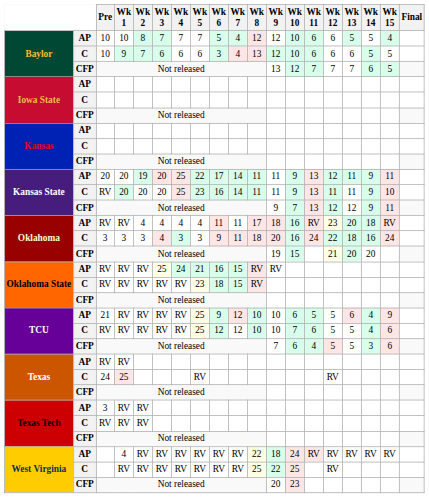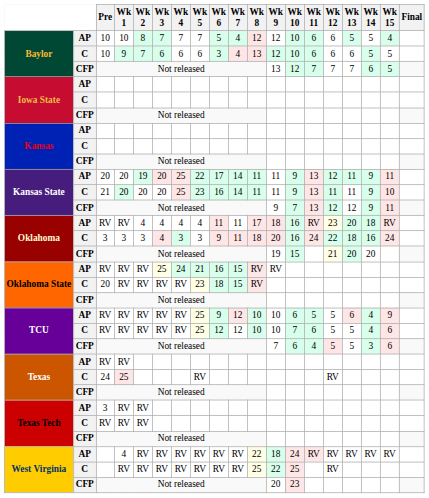(105, 192) RV -> (105, 192) 21
(105, 284) RV -> (105, 284) 20
(105, 315) 21 -> (105, 315) RV
